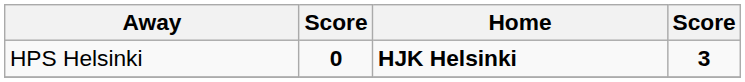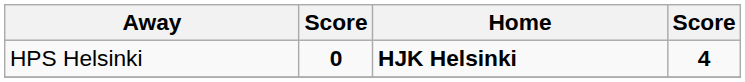(704, 58) 3 -> (704, 58) 4
